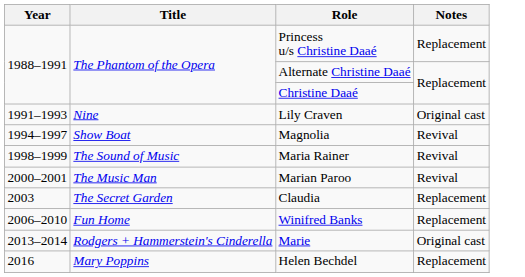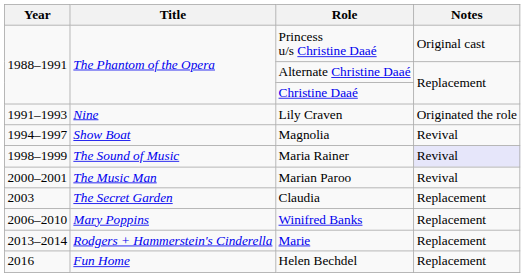(451, 43) Replacement -> (451, 43) Original cast
(451, 114) Original cast -> (467, 114) Originated the role
(437, 156) no background -> (437, 156) lavender background
(102, 219) Fun Home -> (111, 219) Mary Poppins
(451, 240) Original cast -> (451, 240) Replacement
(111, 261) Mary Poppins -> (102, 261) Fun Home
